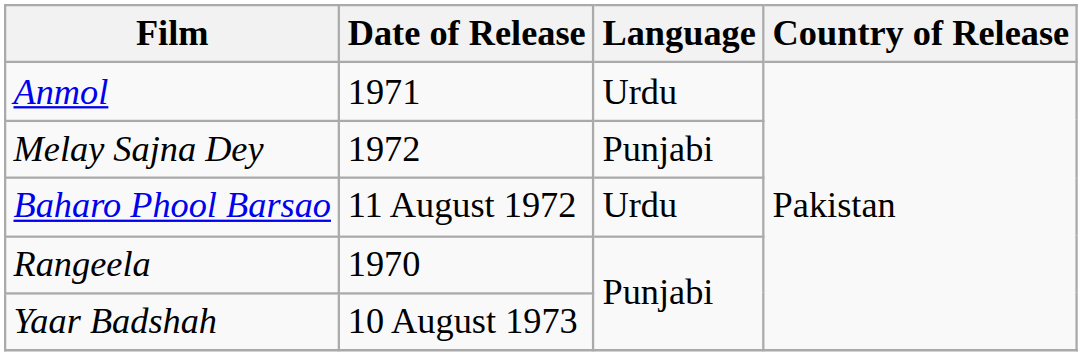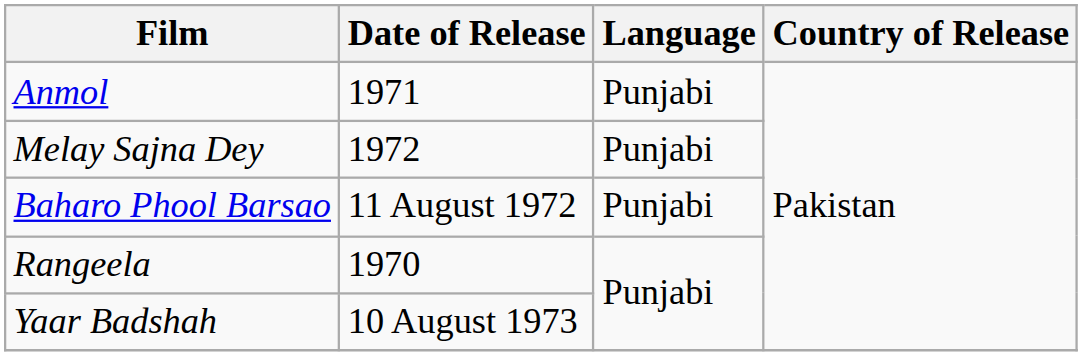(640, 90) Urdu -> (658, 90) Punjabi
(640, 206) Urdu -> (658, 206) Punjabi
